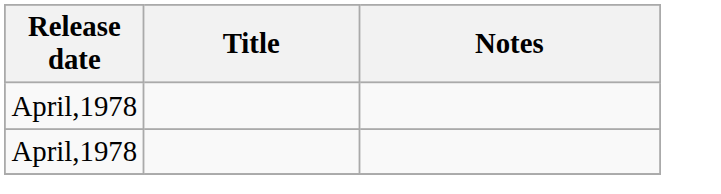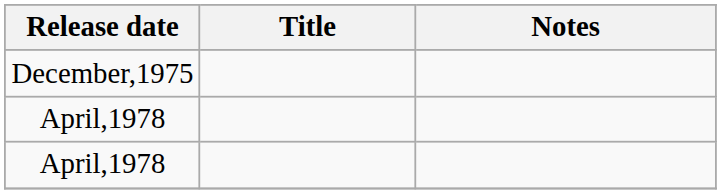+ row: (103, 73)
